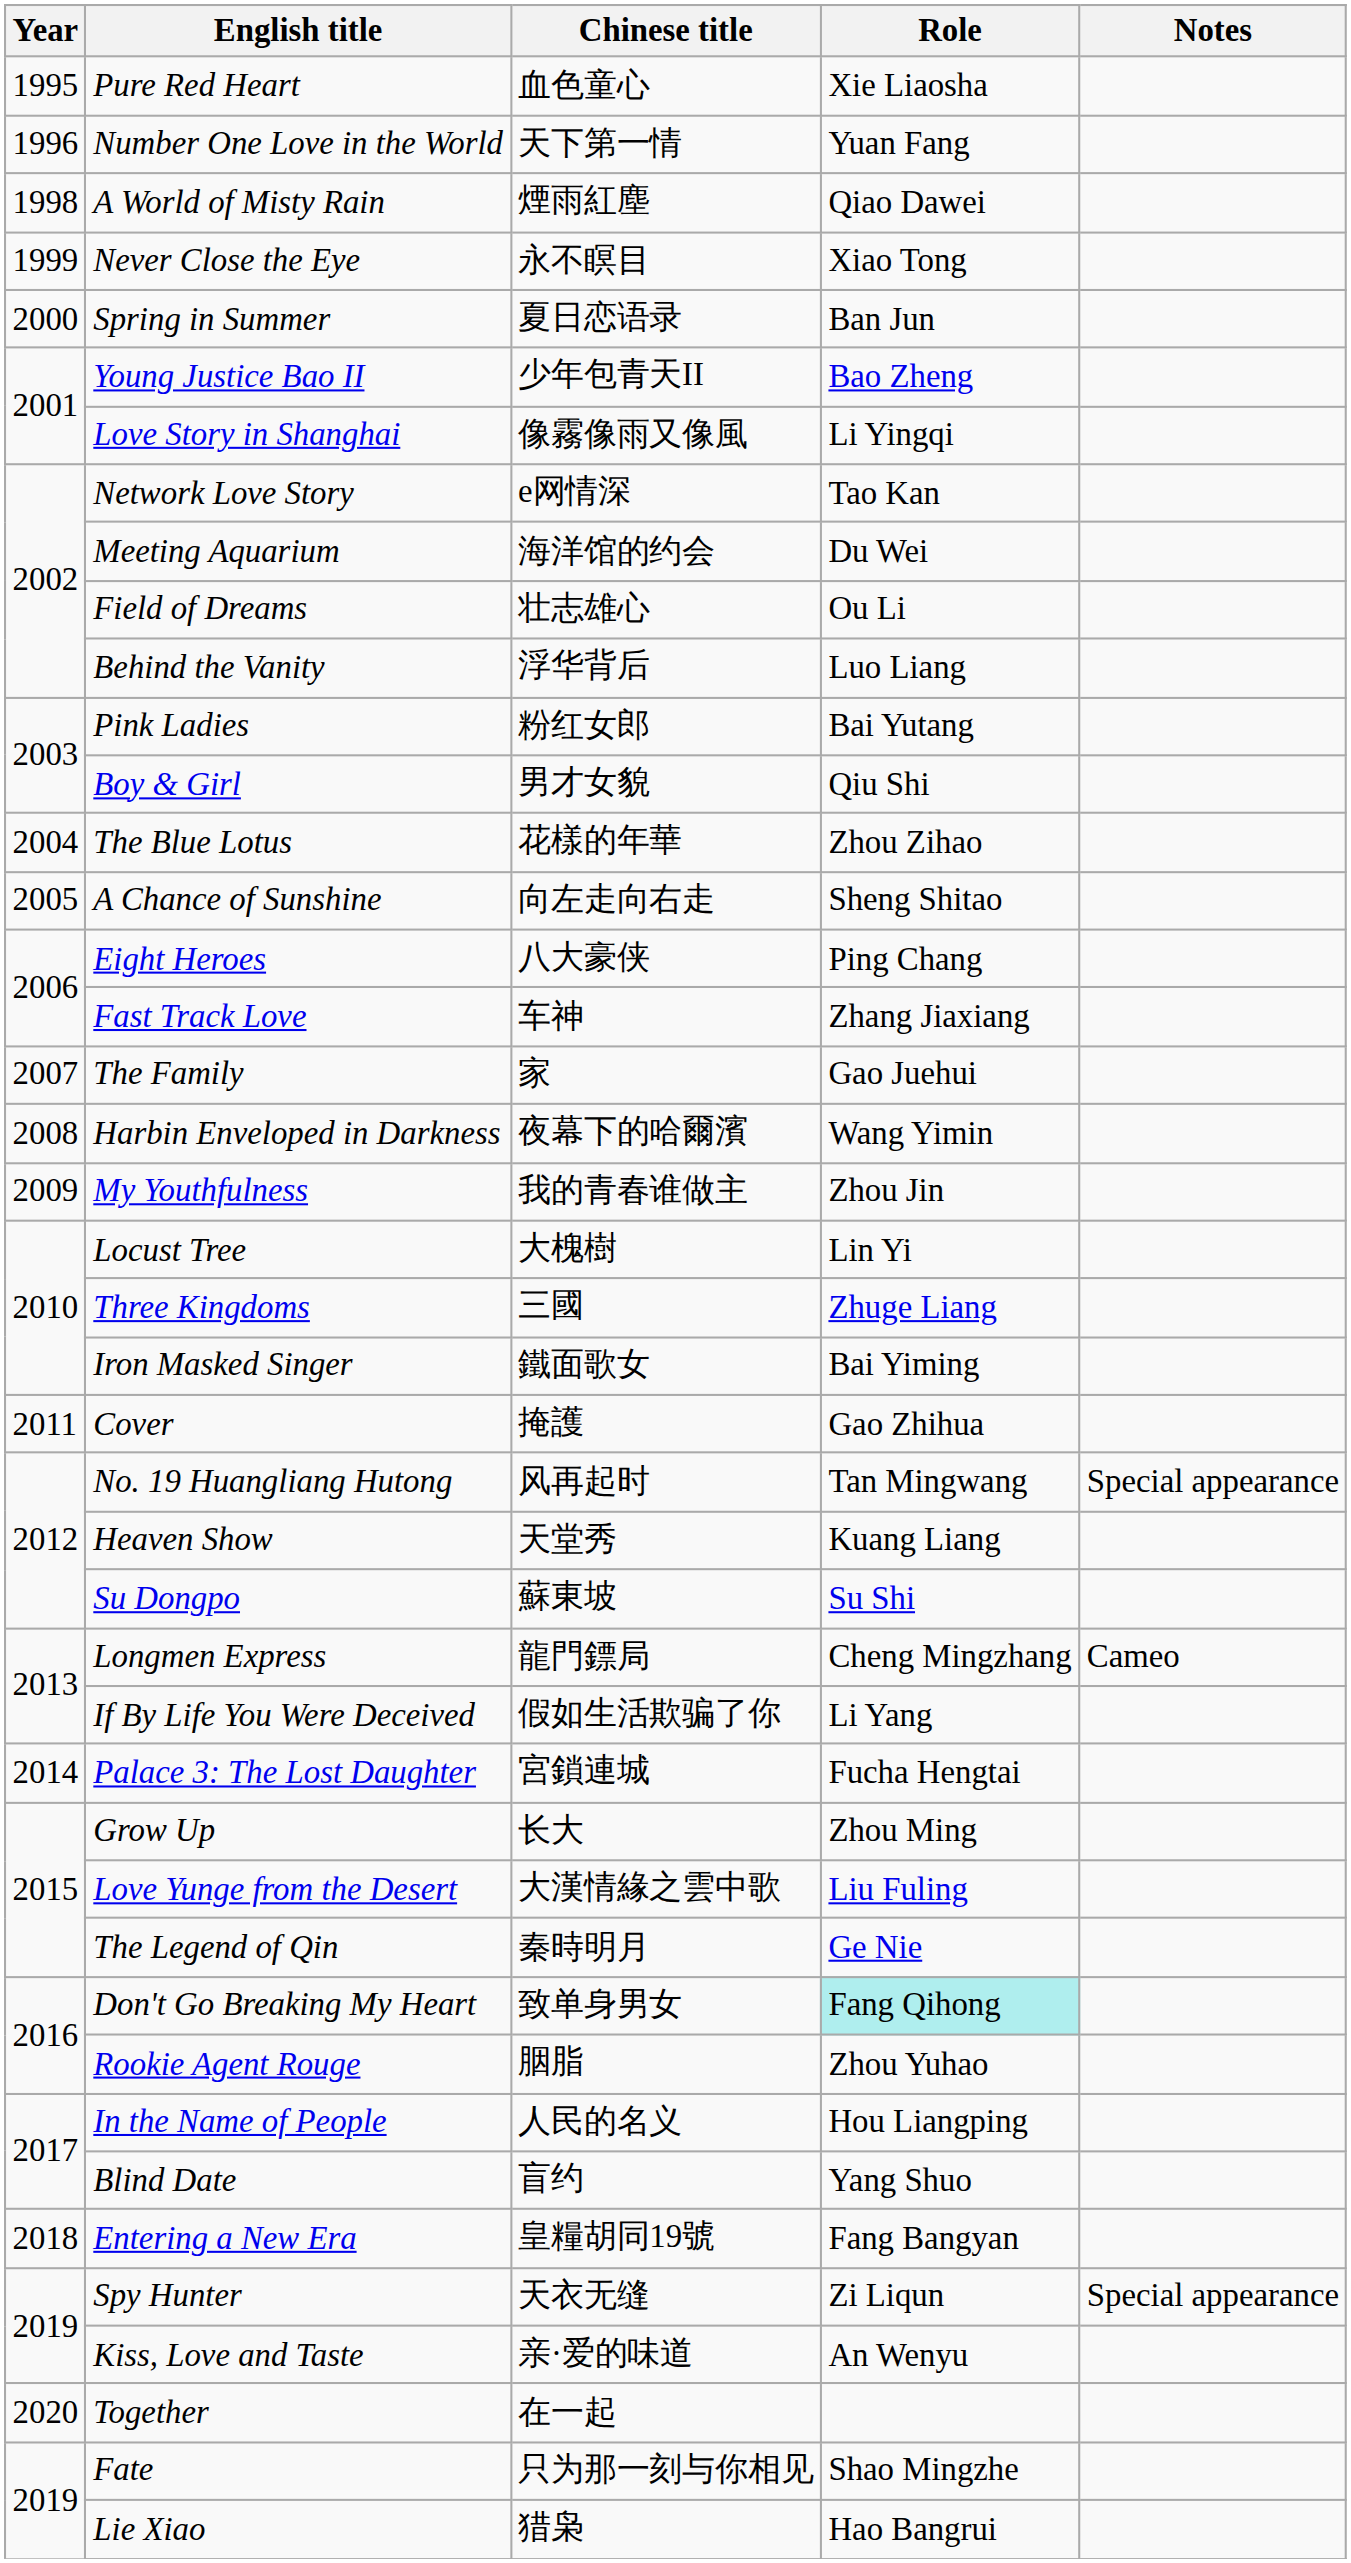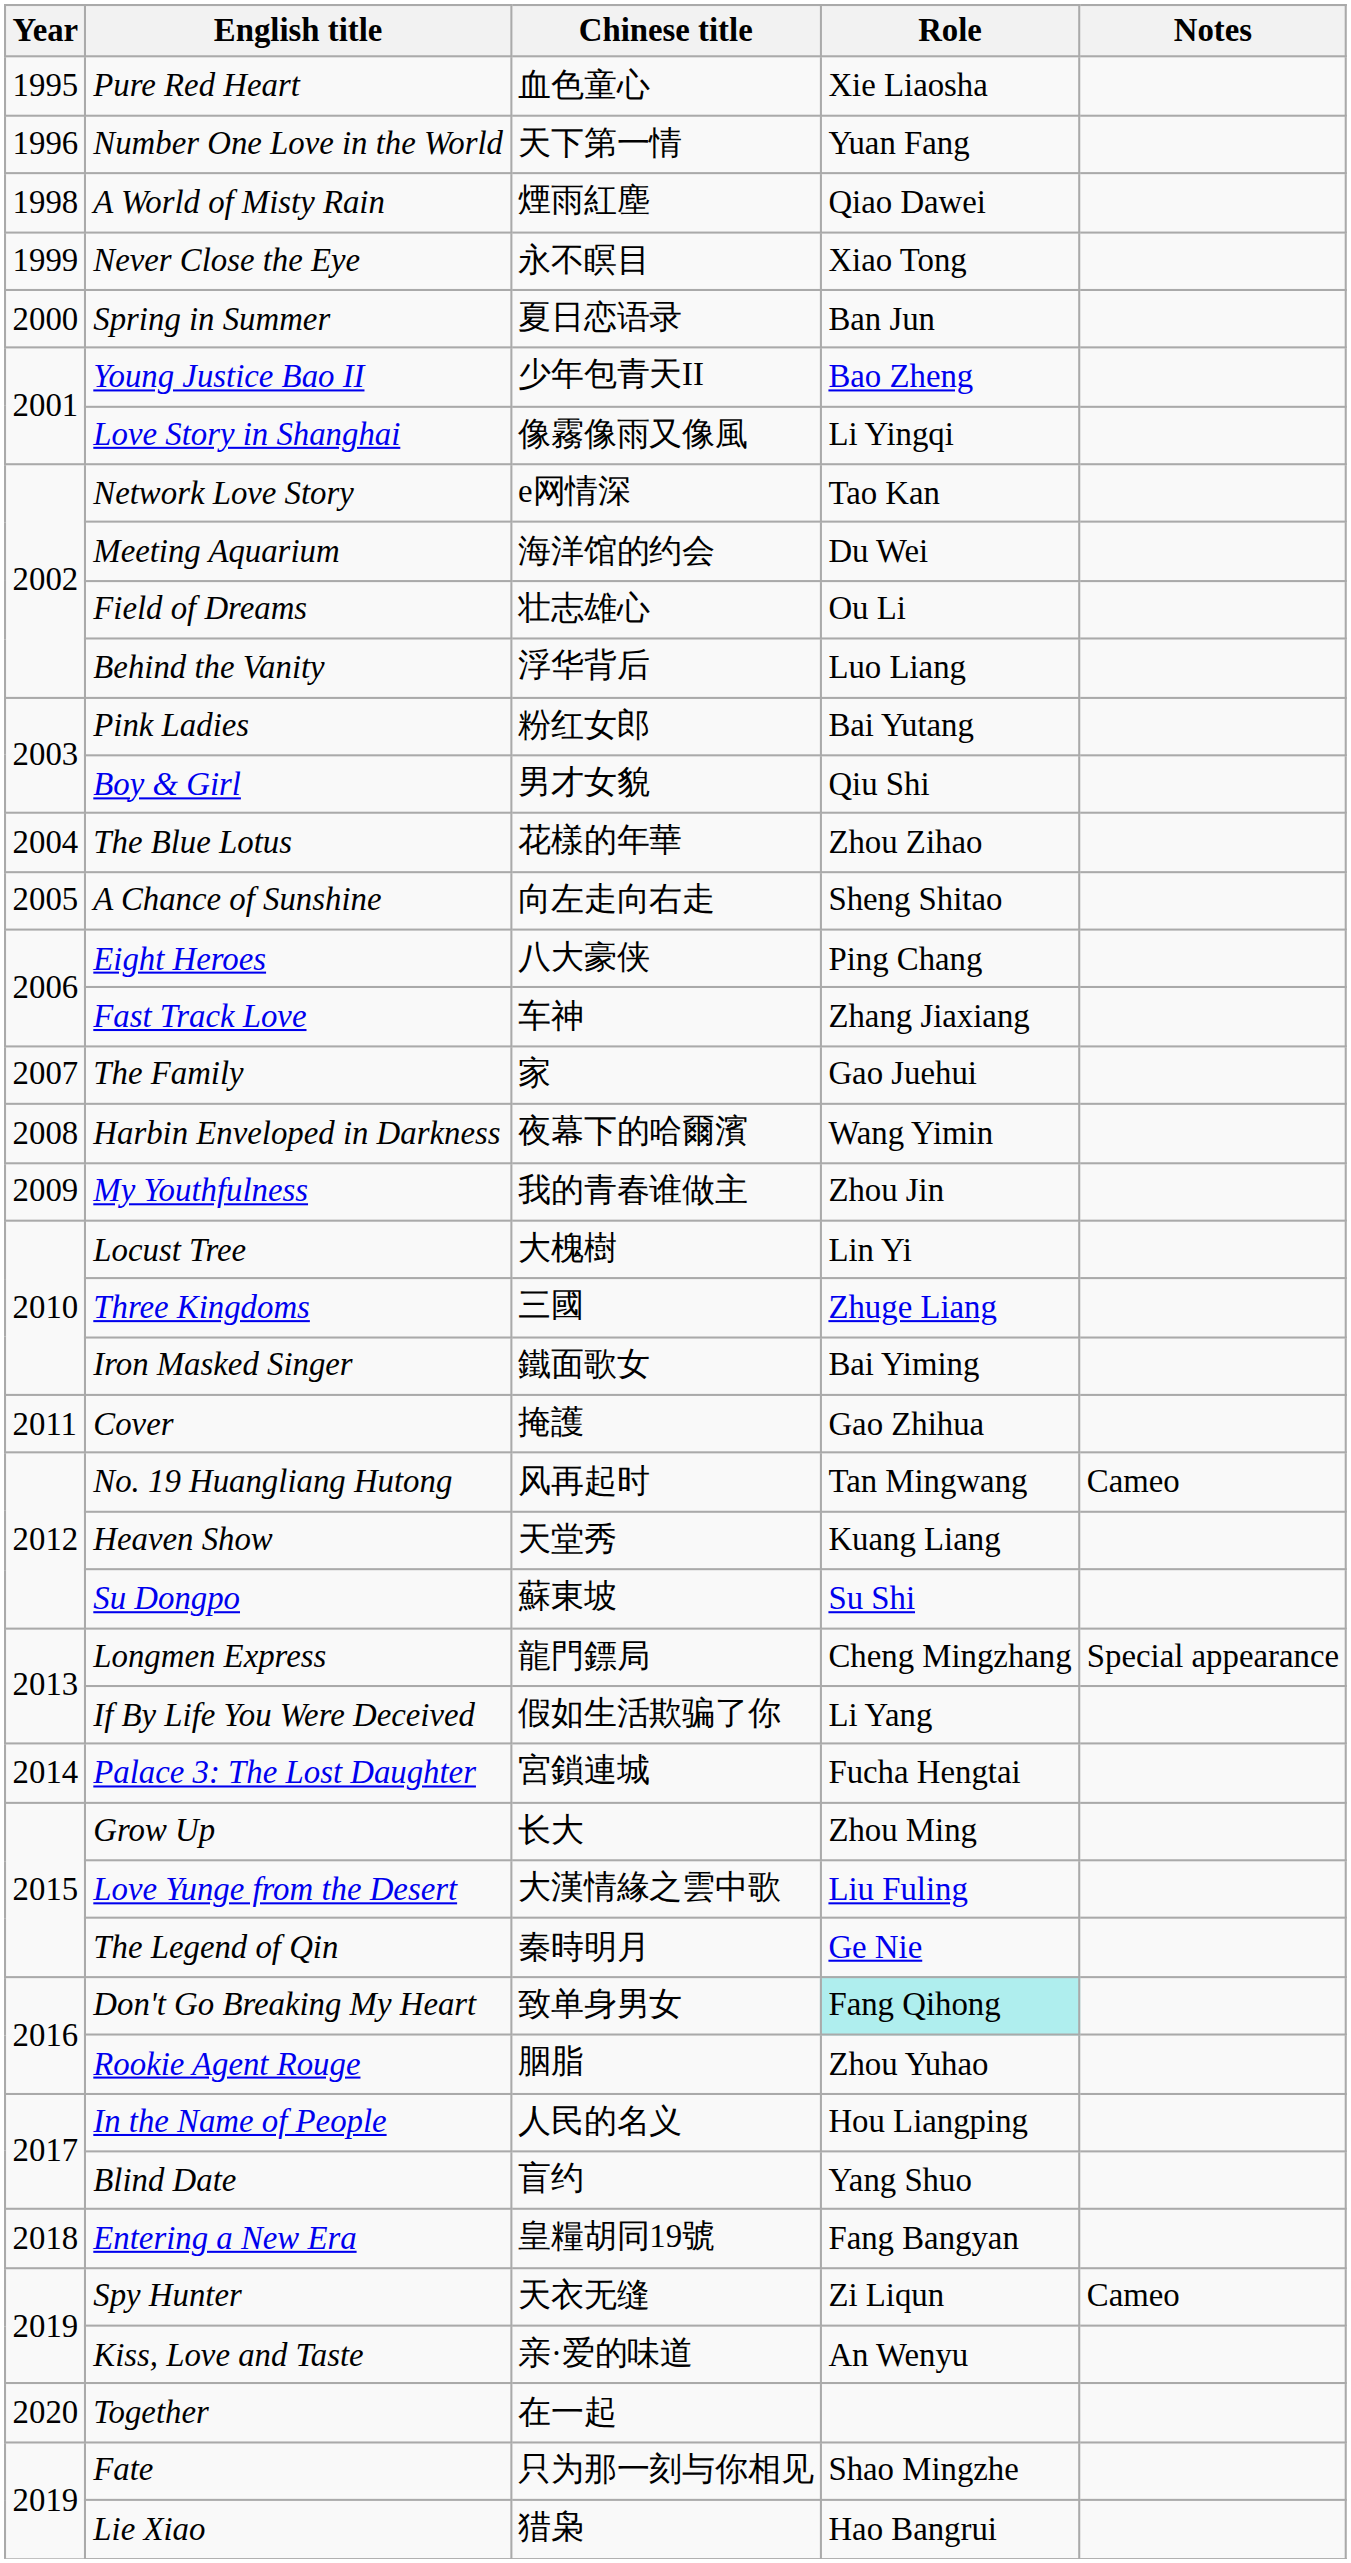(1213, 1481) Special appearance -> (1133, 1481) Cameo
(1133, 1656) Cameo -> (1213, 1656) Special appearance
(1213, 2296) Special appearance -> (1133, 2296) Cameo
